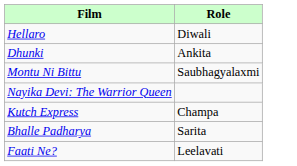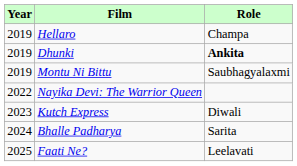+ column: (20, 14)
(194, 33) Diwali -> (228, 33) Champa
(194, 53) normal -> (226, 53) bold
(198, 111) Champa -> (224, 111) Diwali
